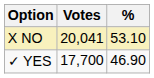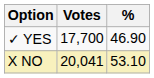rows swapped: (25, 38) <-> (30, 61)
